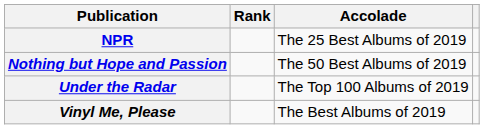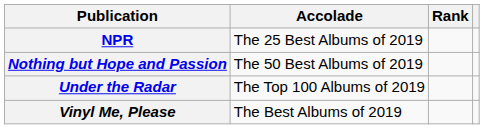columns swapped: (373, 16) <-> (252, 16)
